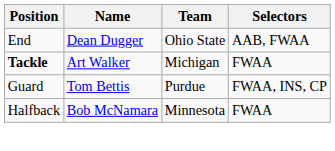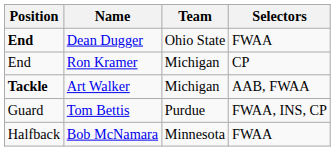(19, 40) normal -> (21, 40) bold
(271, 40) AAB, FWAA -> (252, 40) FWAA
+ row: (102, 63)
(252, 63) FWAA -> (271, 87) AAB, FWAA
